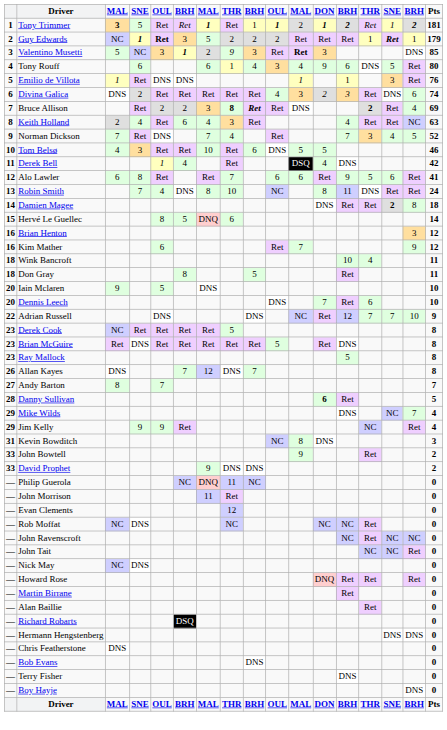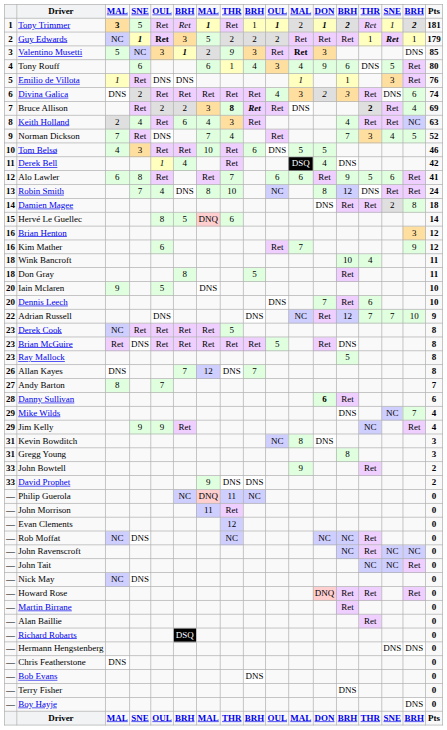(348, 191) 11 -> (348, 191) 12
(392, 205) bold -> (392, 205) normal
(434, 399) 5 -> (434, 399) 6
+ row: (42, 454)
